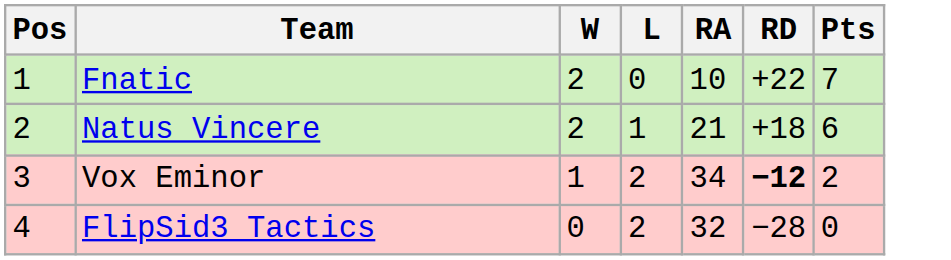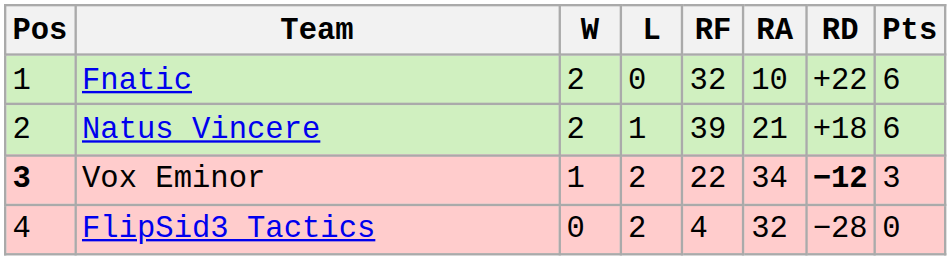+ column: (713, 30)
(830, 80) 7 -> (891, 80) 6
(22, 179) normal -> (22, 179) bold
(830, 179) 2 -> (891, 179) 3
